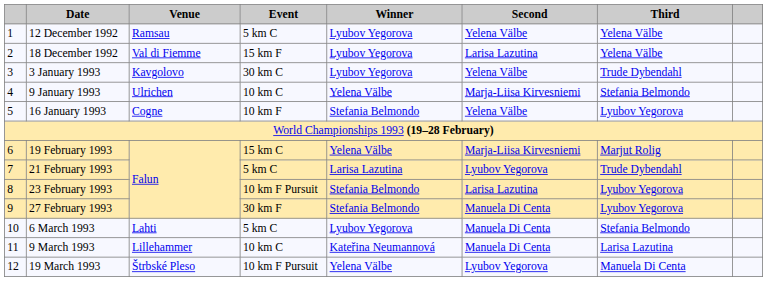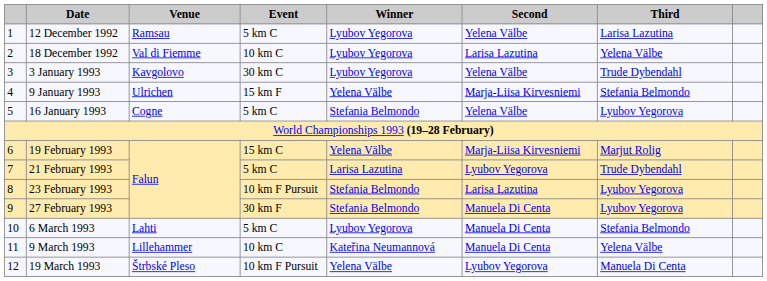(631, 33) Yelena Välbe -> (637, 33) Larisa Lazutina
(262, 53) 15 km F -> (263, 53) 10 km C
(263, 91) 10 km C -> (262, 91) 15 km F
(262, 111) 10 km F -> (260, 111) 5 km C
(637, 247) Larisa Lazutina -> (631, 247) Yelena Välbe
